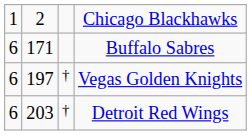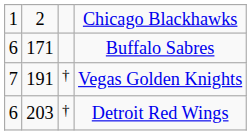(13, 79) 6 -> (13, 79) 7
(40, 79) 197 -> (40, 79) 191
